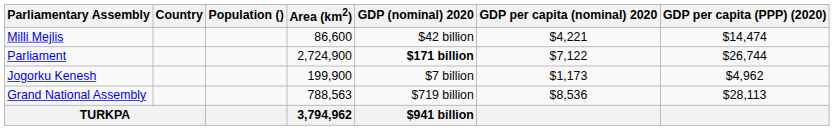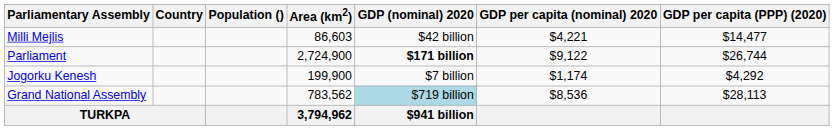(333, 37) 86,600 -> (333, 37) 86,603
(745, 37) $14,474 -> (745, 37) $14,477
(568, 56) $7,122 -> (568, 56) $9,122
(568, 76) $1,173 -> (568, 76) $1,174
(745, 76) $4,962 -> (745, 76) $4,292
(330, 95) 788,563 -> (330, 95) 783,562
(443, 95) no background -> (443, 95) lightblue background
